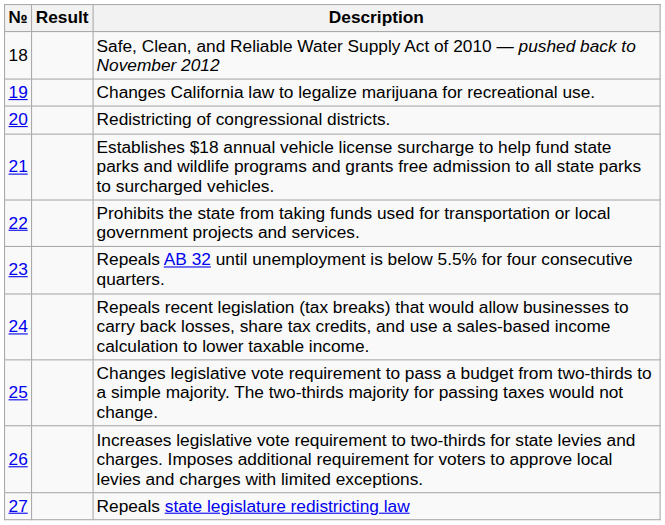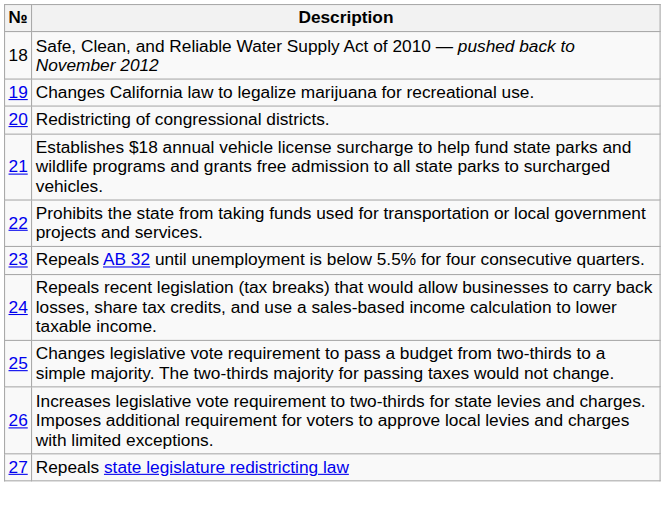- column: (62, 18)
